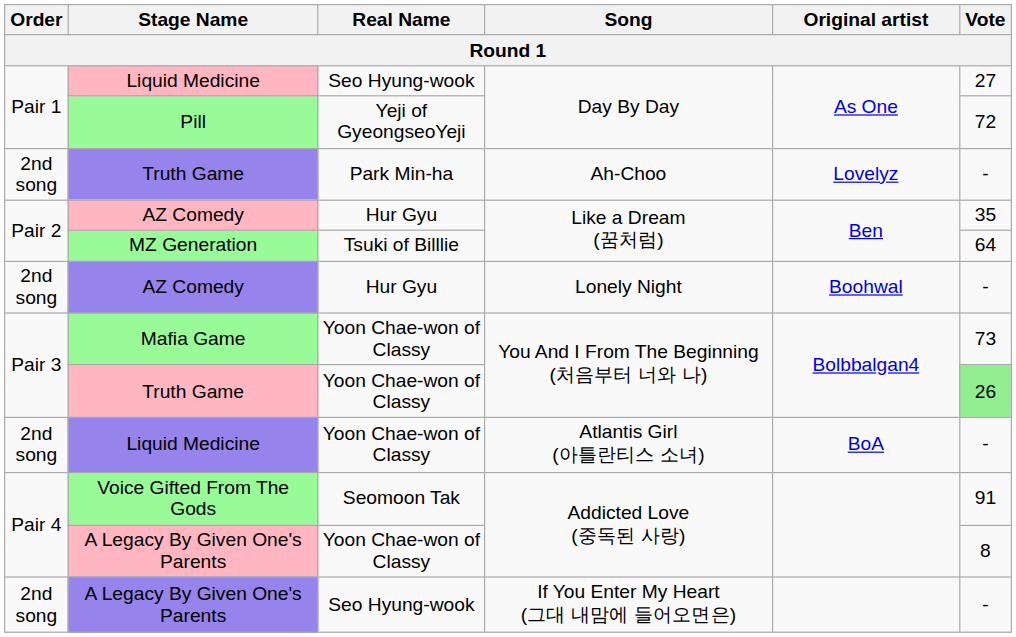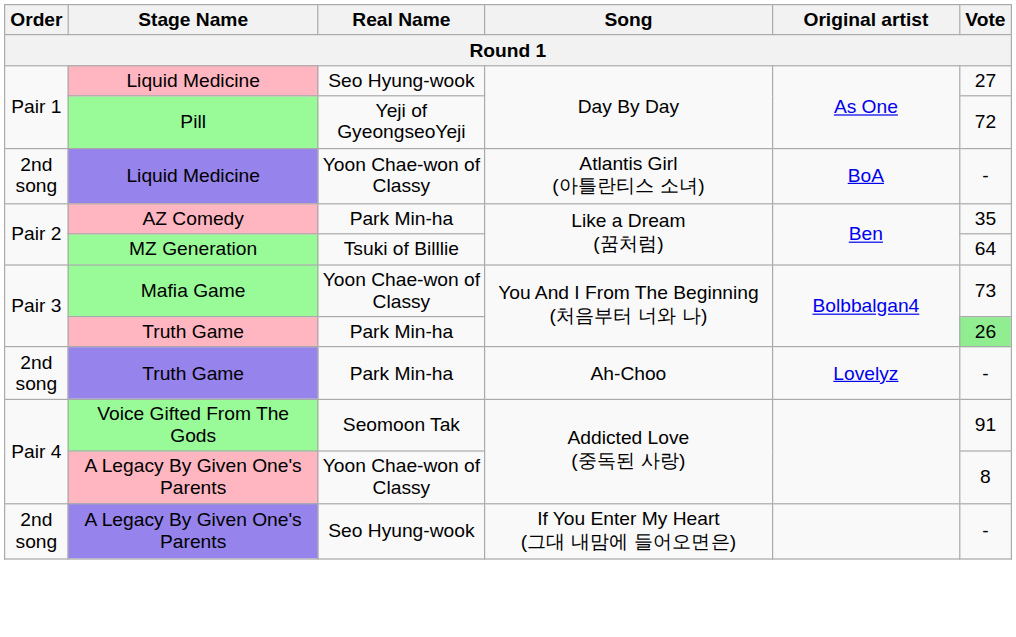rows swapped: (193, 444) <-> (193, 173)
(401, 215) Hur Gyu -> (401, 218) Park Min-ha
- row: (193, 286)
(401, 390) Yoon Chae-won of Classy -> (401, 331) Park Min-ha
